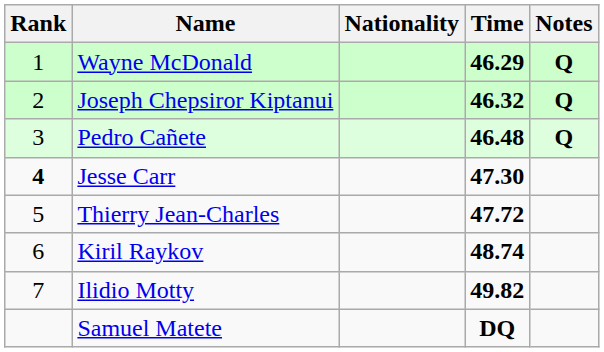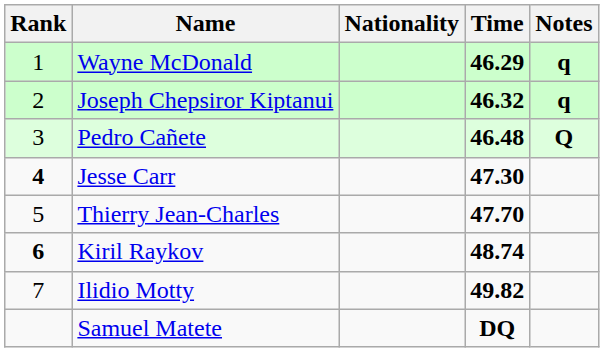(564, 61) Q -> (564, 61) q
(564, 99) Q -> (564, 99) q
(497, 213) 47.72 -> (497, 213) 47.70
(38, 251) normal -> (38, 251) bold
